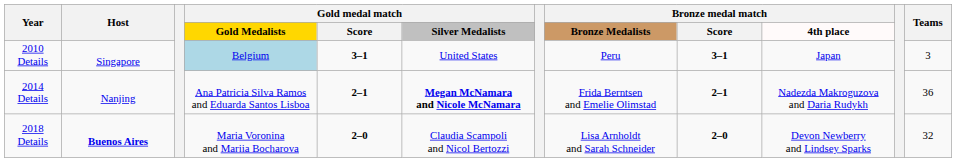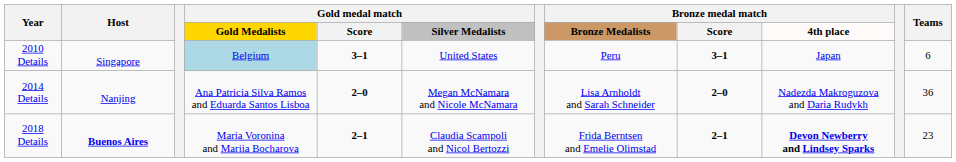(928, 55) 3 -> (928, 55) 6
(360, 92) 2–1 -> (360, 92) 2–0
(468, 99) bold -> (468, 99) normal
(611, 99) Frida Berntsen and Emelie Olimstad -> (611, 99) Lisa Arnholdt and Sarah Schneider
(719, 92) 2–1 -> (719, 92) 2–0
(360, 136) 2–0 -> (360, 136) 2–1
(611, 142) Lisa Arnholdt and Sarah Schneider -> (611, 142) Frida Berntsen and Emelie Olimstad
(719, 136) 2–0 -> (719, 136) 2–1
(828, 142) normal -> (828, 142) bold
(928, 136) 32 -> (928, 136) 23
